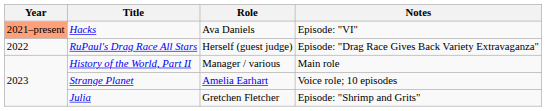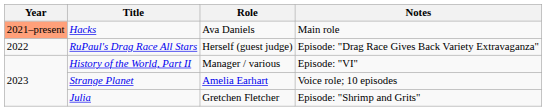(328, 30) Episode: "VI" -> (319, 30) Main role
(319, 64) Main role -> (328, 64) Episode: "VI"
